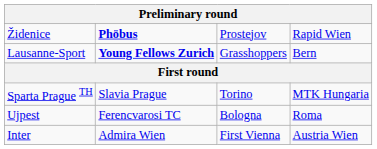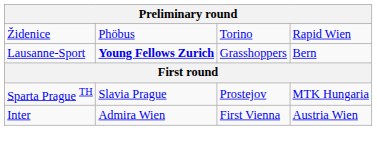(118, 33) bold -> (117, 33) normal
(243, 33) Prostejov -> (236, 33) Torino
(236, 94) Torino -> (243, 94) Prostejov
- row: (23, 115)
